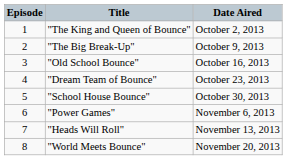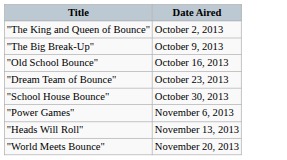- column: (25, 12)
